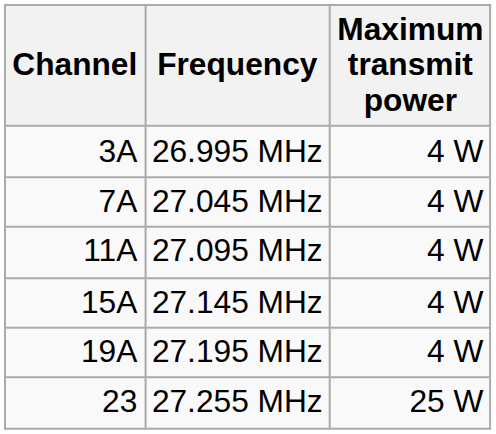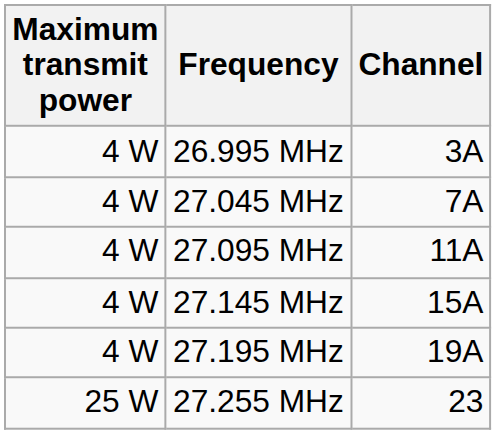columns swapped: (75, 65) <-> (410, 65)
